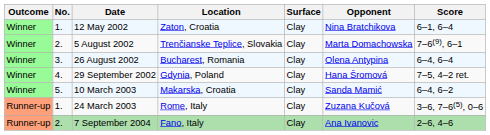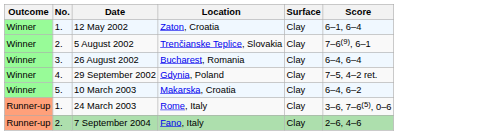- column: (369, 11)
